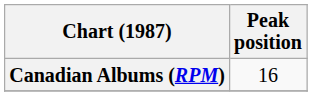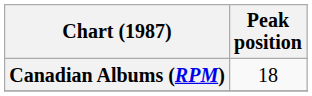(268, 74) 16 -> (268, 74) 18
